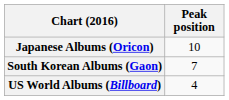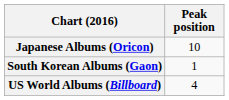(194, 66) 7 -> (194, 66) 1
